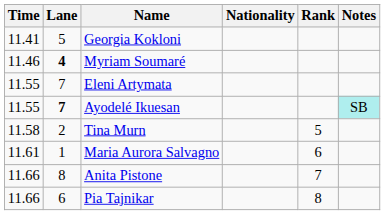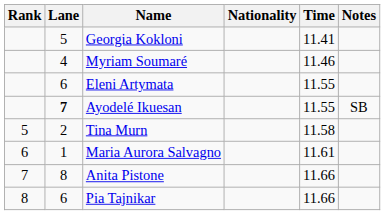columns swapped: (318, 15) <-> (24, 15)
(62, 61) bold -> (64, 61) normal
(62, 84) 7 -> (64, 84) 6
(359, 107) paleturquoise background -> (359, 107) no background
